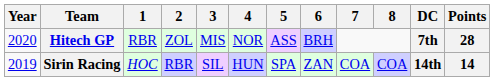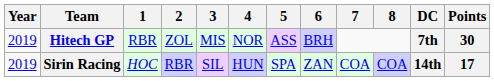(22, 40) 2020 -> (22, 40) 2019
(467, 40) 28 -> (467, 40) 30
(467, 64) 14 -> (467, 64) 17
